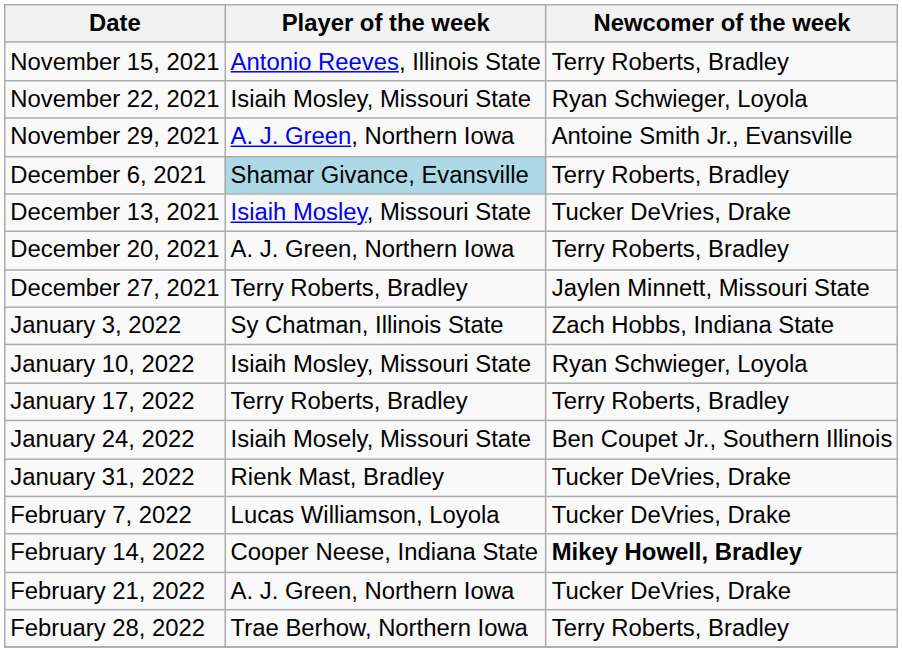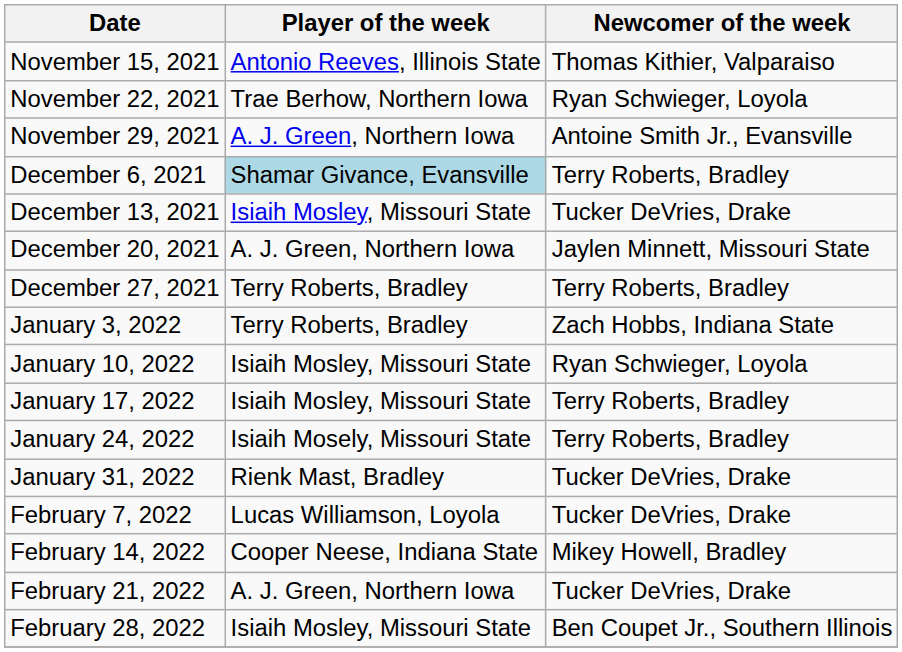(670, 61) Terry Roberts, Bradley -> (693, 61) Thomas Kithier, Valparaiso
(381, 99) Isiaih Mosley, Missouri State -> (379, 99) Trae Berhow, Northern Iowa
(670, 250) Terry Roberts, Bradley -> (711, 250) Jaylen Minnett, Missouri State
(711, 288) Jaylen Minnett, Missouri State -> (670, 288) Terry Roberts, Bradley
(367, 325) Sy Chatman, Illinois State -> (349, 325) Terry Roberts, Bradley
(349, 401) Terry Roberts, Bradley -> (381, 401) Isiaih Mosley, Missouri State
(722, 439) Ben Coupet Jr., Southern Illinois -> (670, 439) Terry Roberts, Bradley
(677, 552) bold -> (669, 552) normal
(379, 628) Trae Berhow, Northern Iowa -> (381, 628) Isiaih Mosley, Missouri State
(670, 628) Terry Roberts, Bradley -> (722, 628) Ben Coupet Jr., Southern Illinois
